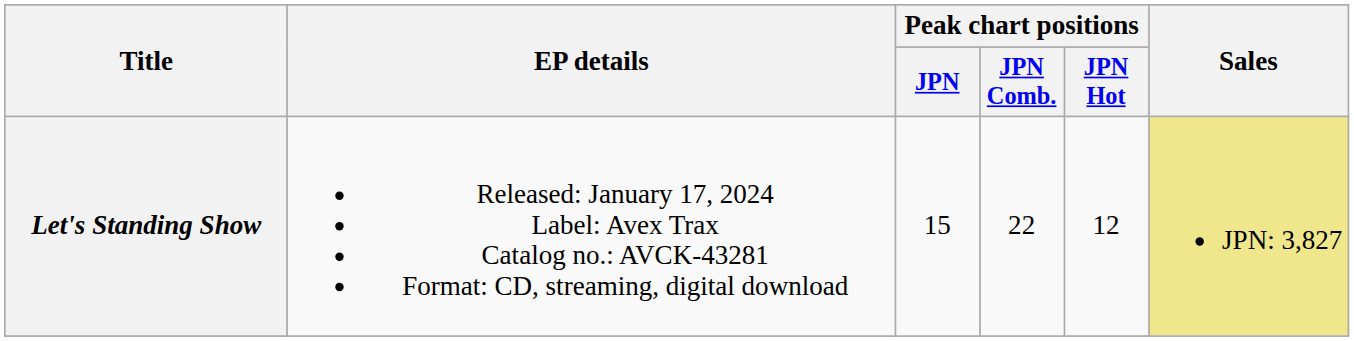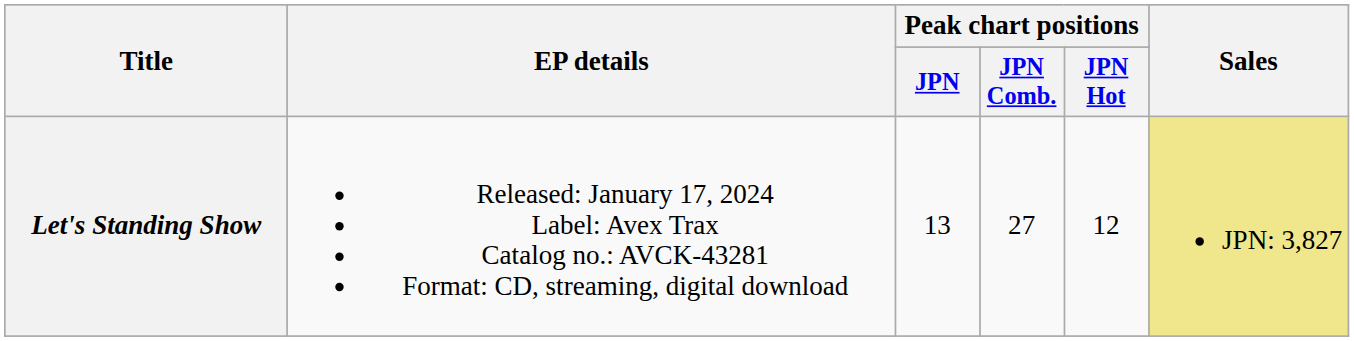(937, 225) 15 -> (937, 225) 13
(1022, 225) 22 -> (1022, 225) 27
